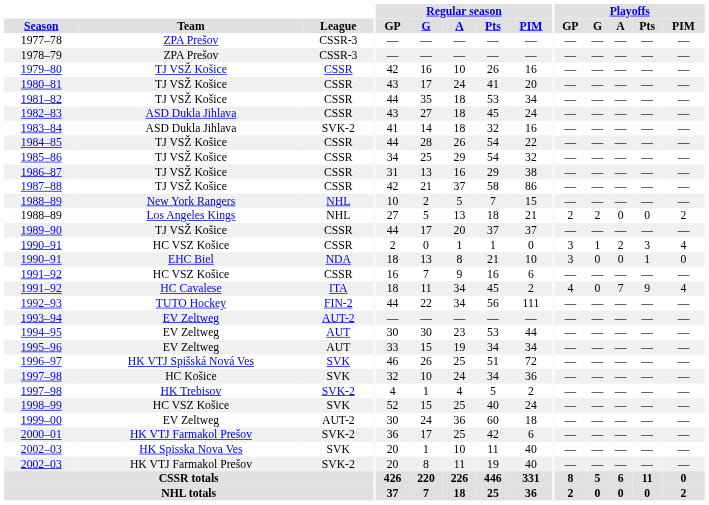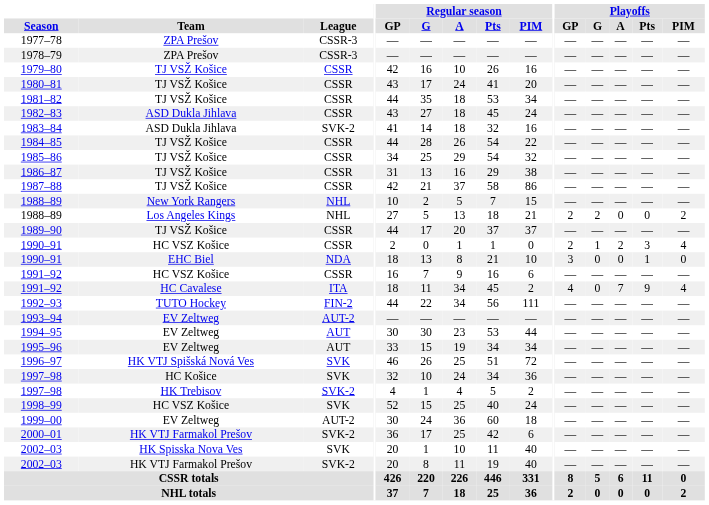(570, 245) 3 -> (570, 245) 2
